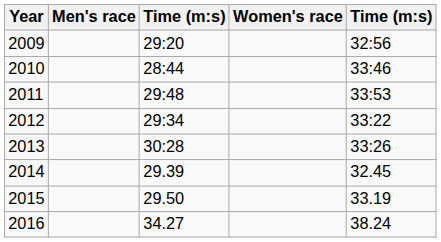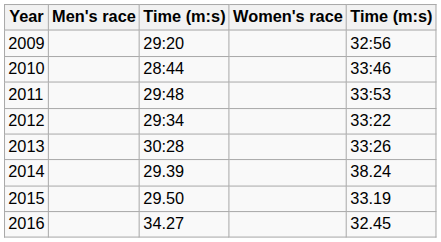(371, 172) 32.45 -> (371, 172) 38.24
(371, 224) 38.24 -> (371, 224) 32.45
